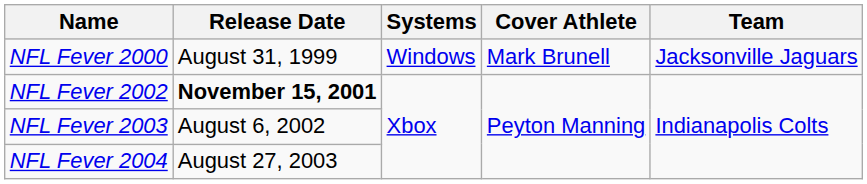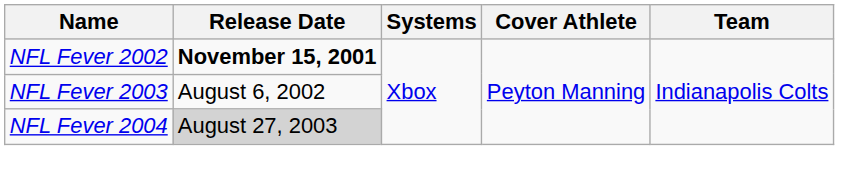- row: (89, 56)
(258, 160) no background -> (258, 126) lightgrey background
